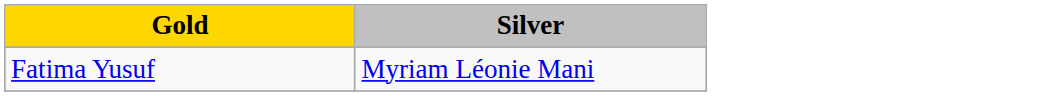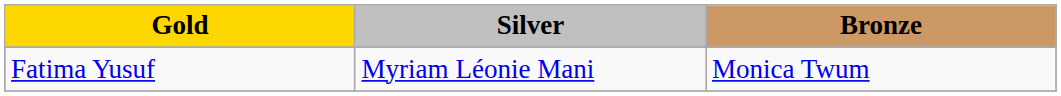+ column: (881, 25)
